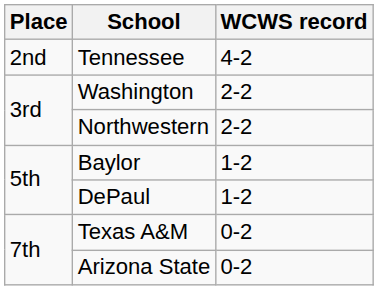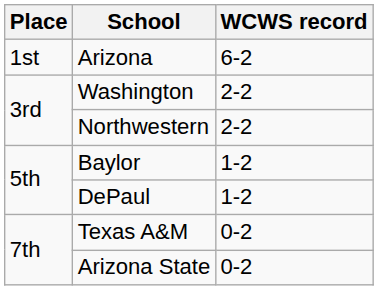+ row: (115, 57)
- row: (131, 57)
